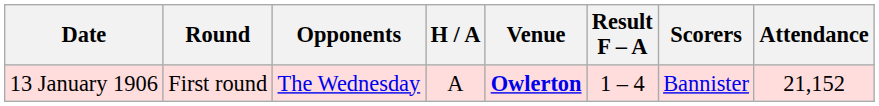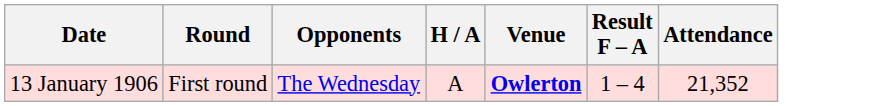- column: (706, 34)
(814, 82) 21,152 -> (718, 82) 21,352
